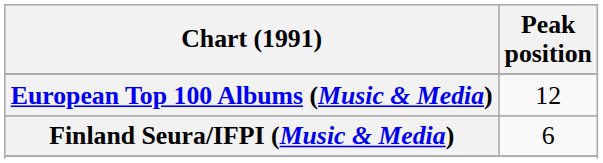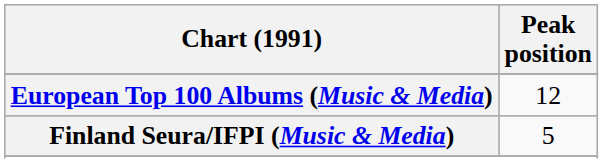(548, 135) 6 -> (548, 135) 5
